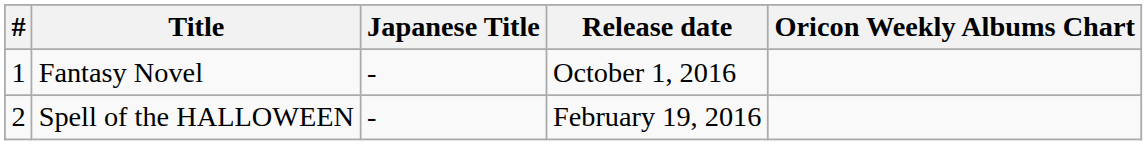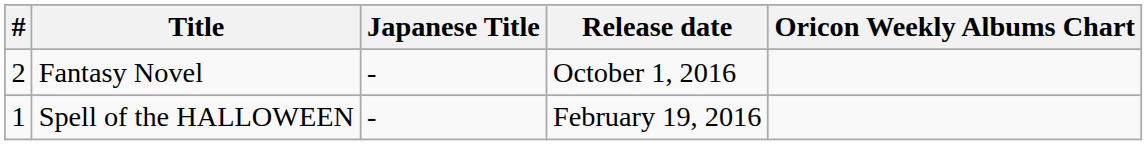(18, 71) 1 -> (18, 71) 2
(18, 116) 2 -> (18, 116) 1
